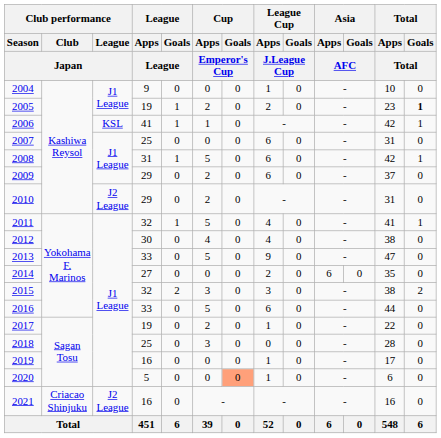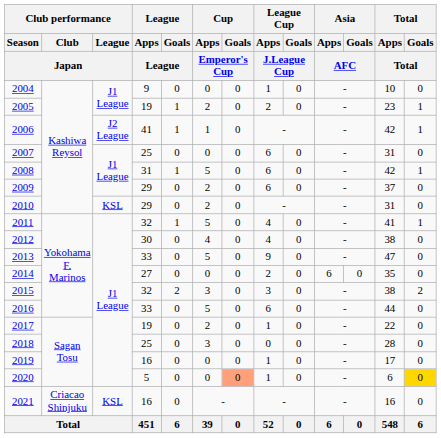(420, 106) bold -> (420, 106) normal
(112, 123) KSL -> (112, 130) J2 League
(112, 199) J2 League -> (112, 205) KSL
(420, 377) no background -> (420, 377) gold background
(112, 401) J2 League -> (112, 401) KSL
